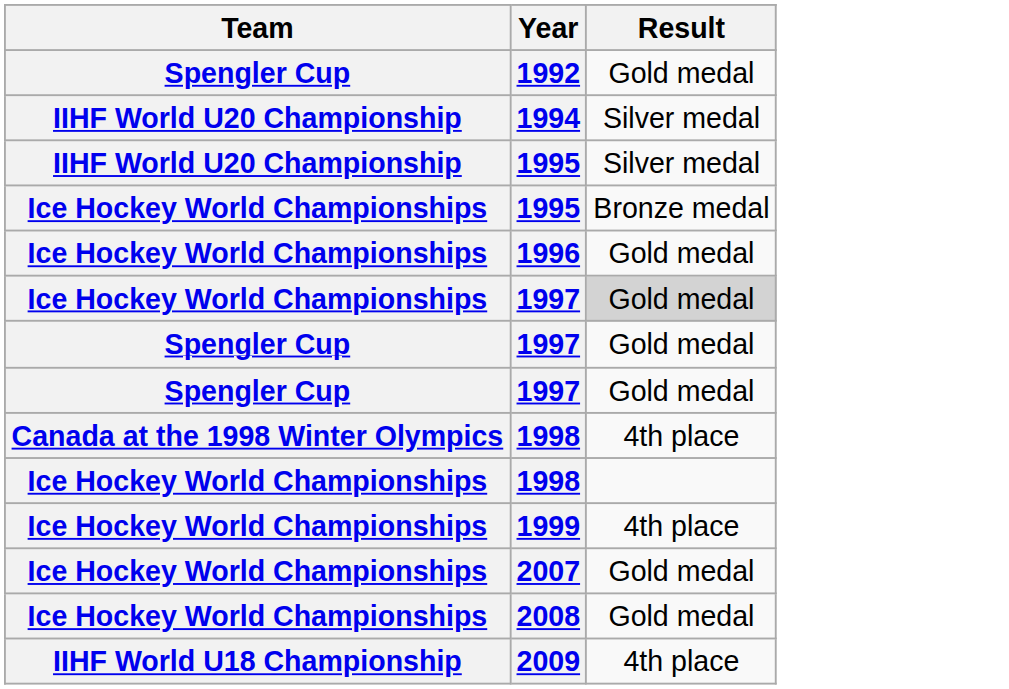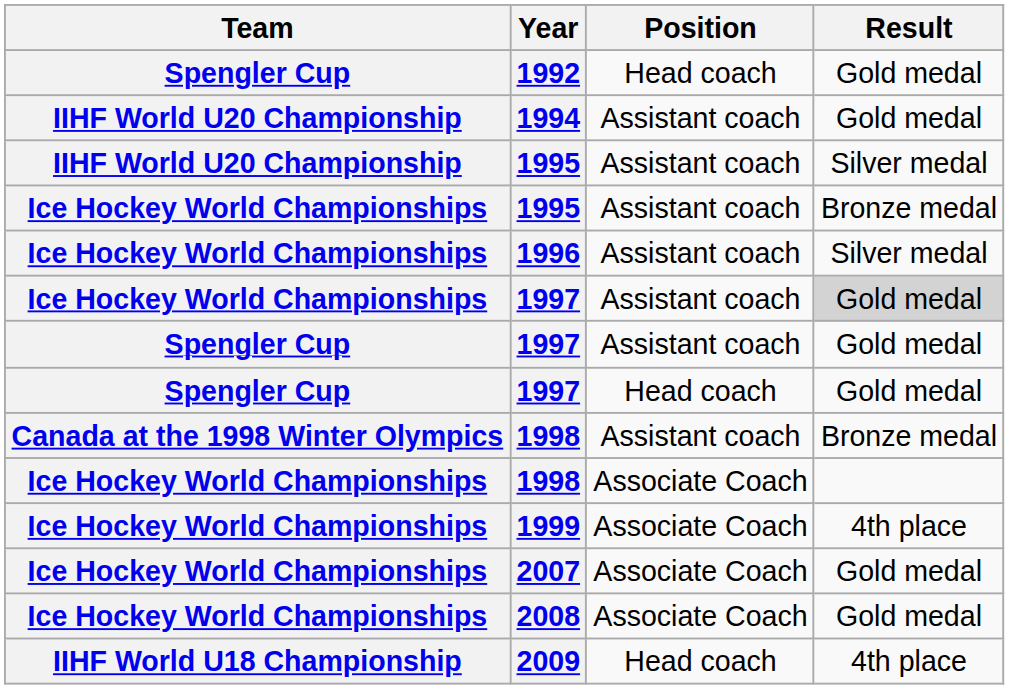+ column: (700, 28)
(681, 118) Silver medal -> (909, 118) Gold medal
(681, 254) Gold medal -> (909, 254) Silver medal
(681, 435) 4th place -> (909, 435) Bronze medal
